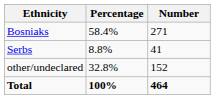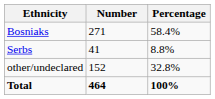columns swapped: (179, 13) <-> (117, 13)
